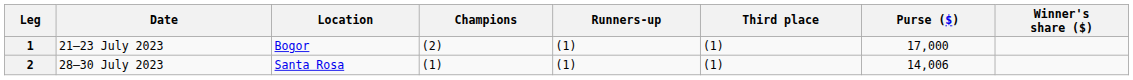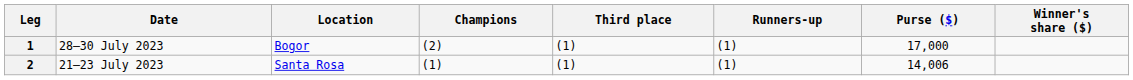columns swapped: (626, 21) <-> (781, 21)
(111, 46) 21–23 July 2023 -> (111, 46) 28–30 July 2023
(111, 65) 28–30 July 2023 -> (111, 65) 21–23 July 2023
